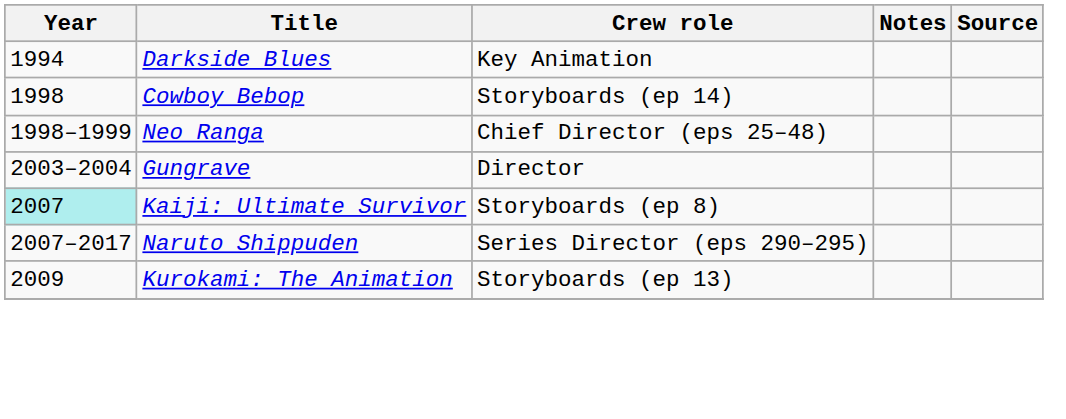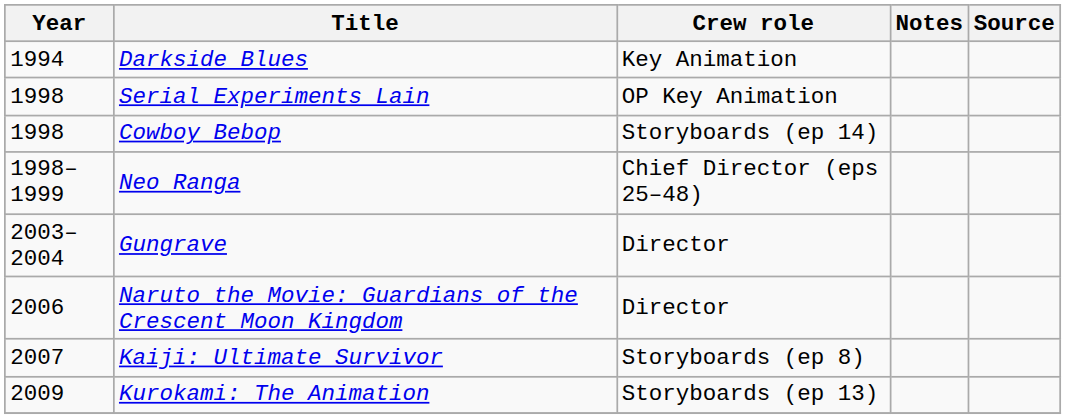+ row: (274, 97)
+ row: (348, 308)
(37, 206) paleturquoise background -> (37, 358) no background
- row: (250, 243)
